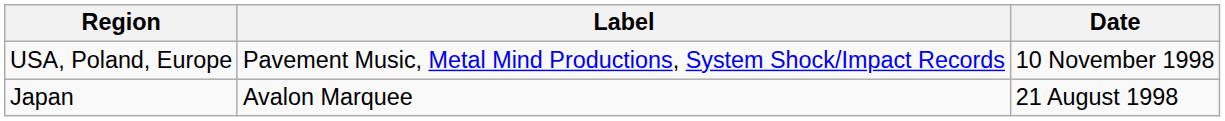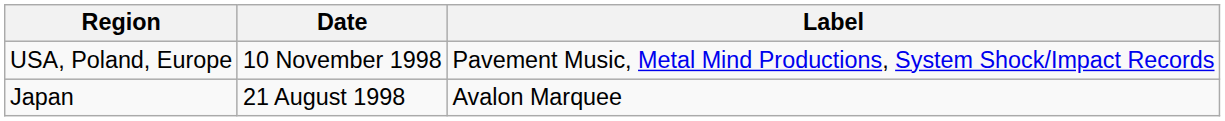columns swapped: (1115, 23) <-> (624, 23)
